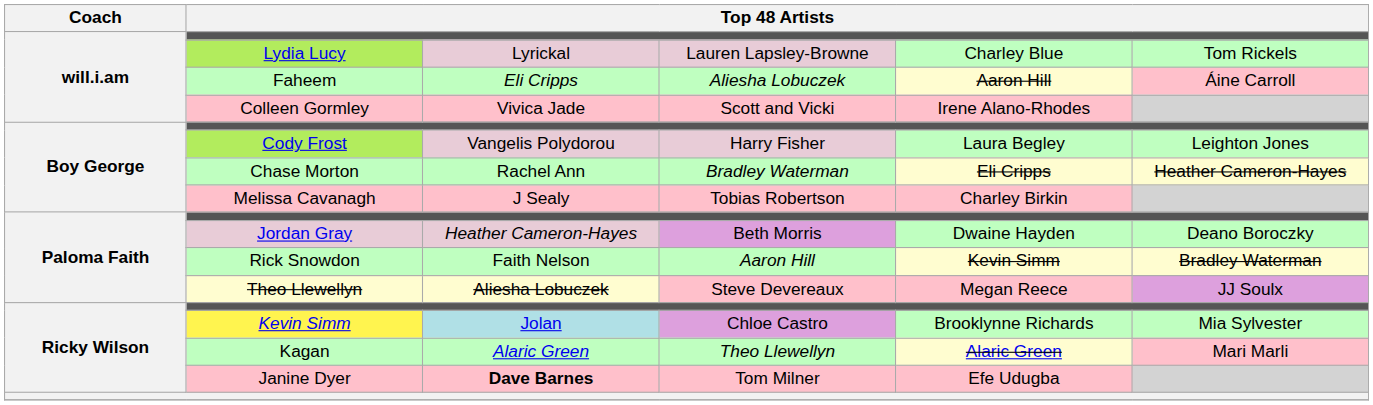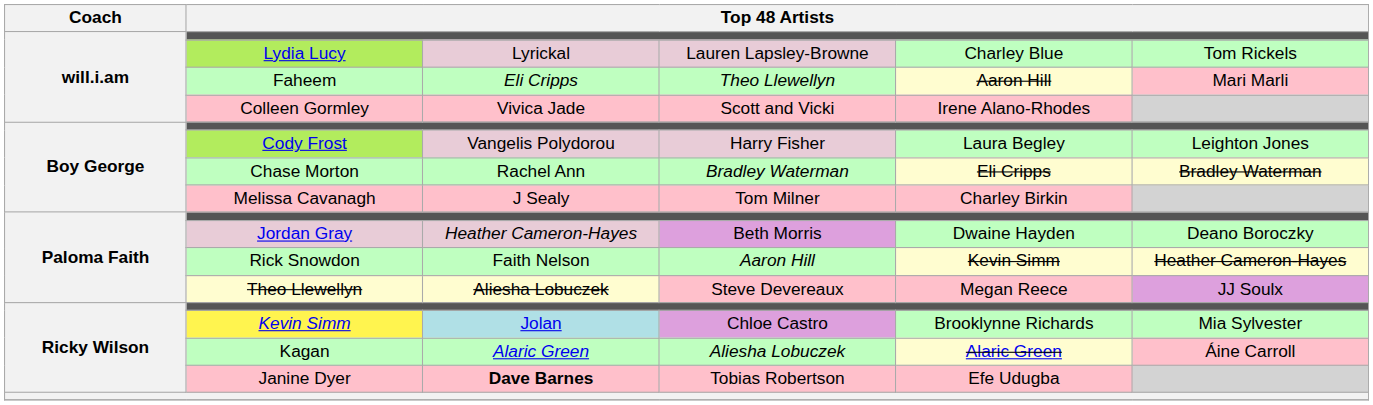(777, 80) Aliesha Lobuczek -> (777, 80) Theo Llewellyn
(1250, 80) Áine Carroll -> (1250, 80) Mari Marli
(1250, 171) Heather Cameron-Hayes -> (1250, 171) Bradley Waterman
(777, 198) Tobias Robertson -> (777, 198) Tom Milner
(1250, 261) Bradley Waterman -> (1250, 261) Heather Cameron-Hayes
(777, 351) Theo Llewellyn -> (777, 351) Aliesha Lobuczek
(1250, 351) Mari Marli -> (1250, 351) Áine Carroll
(777, 378) Tom Milner -> (777, 378) Tobias Robertson
